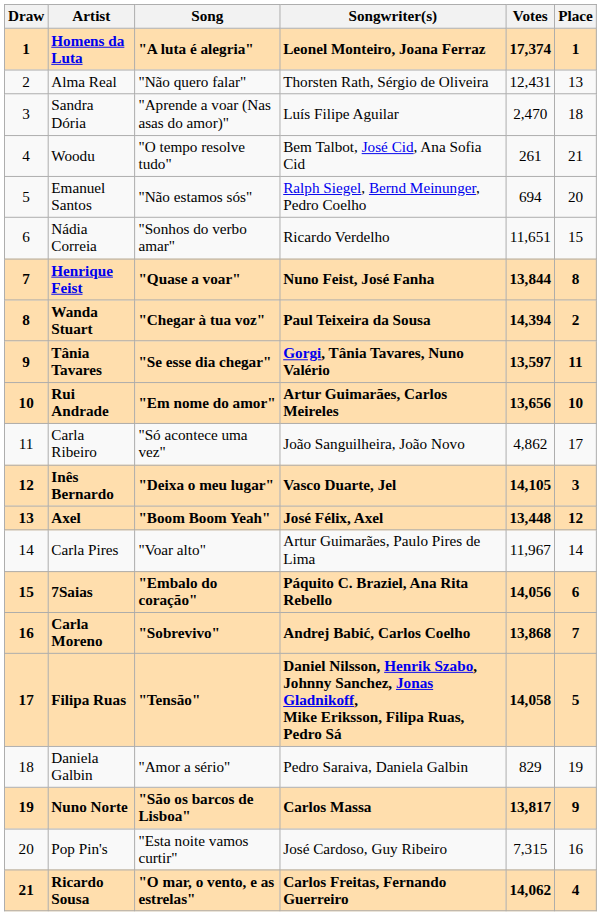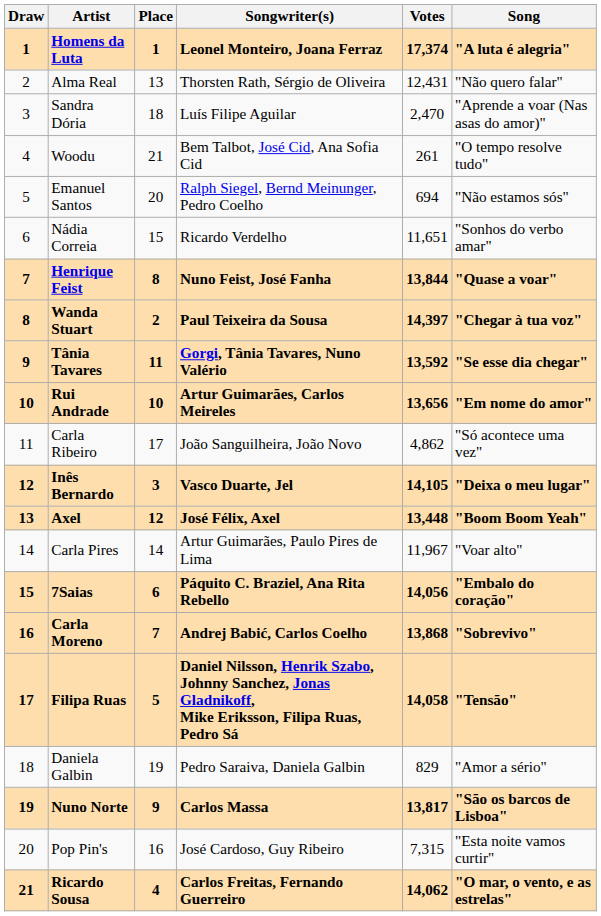columns swapped: (207, 16) <-> (576, 16)
(530, 320) 14,394 -> (427, 320) 14,397
(530, 361) 13,597 -> (427, 361) 13,592
